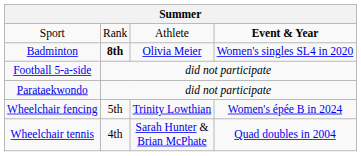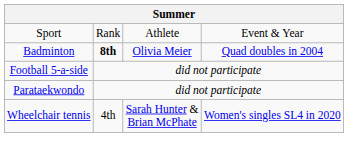(285, 33) bold -> (272, 33) normal
(285, 52) Women's singles SL4 in 2020 -> (272, 52) Quad doubles in 2004
- row: (52, 109)
(285, 135) Quad doubles in 2004 -> (272, 116) Women's singles SL4 in 2020
